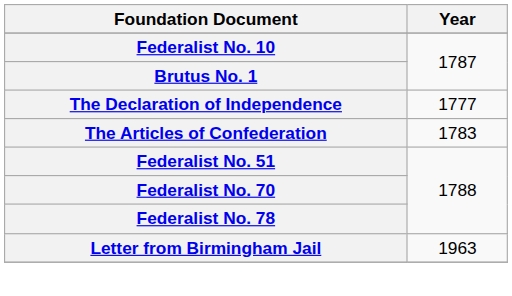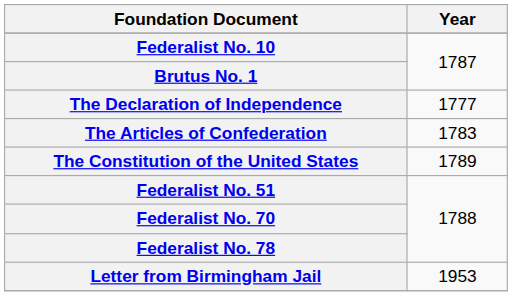+ row: (206, 161)
(457, 247) 1963 -> (457, 276) 1953
